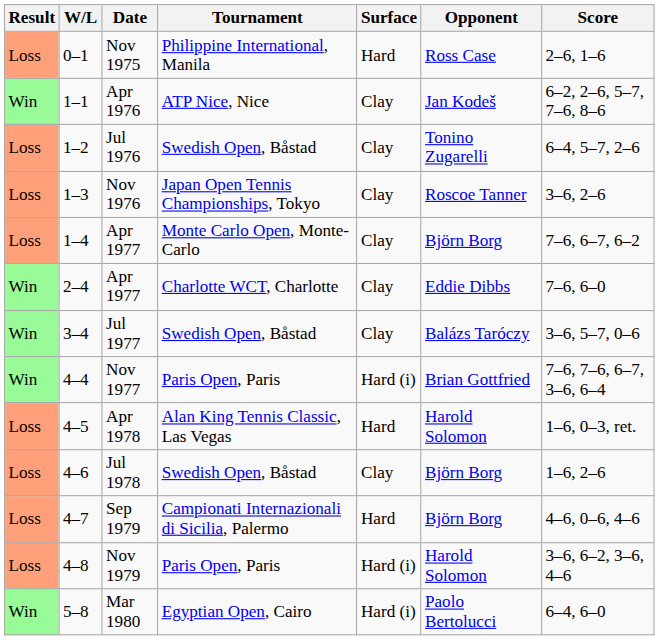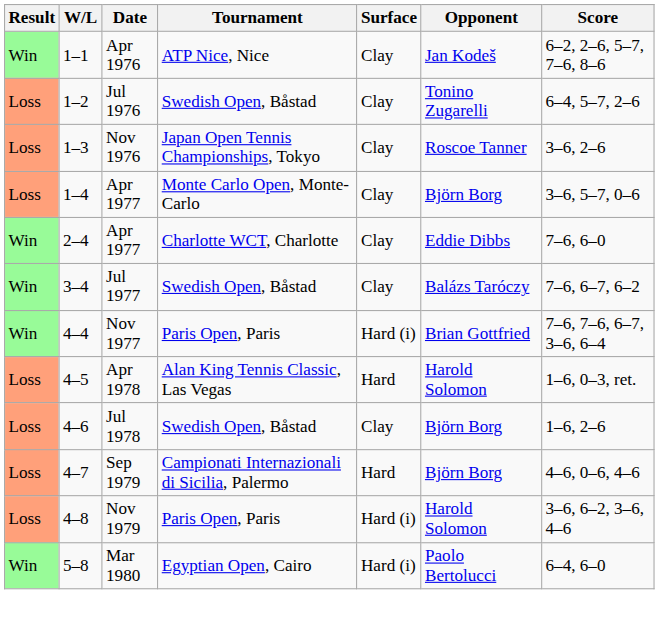- row: (76, 54)
(593, 240) 7–6, 6–7, 6–2 -> (593, 194) 3–6, 5–7, 0–6
(593, 333) 3–6, 5–7, 0–6 -> (593, 286) 7–6, 6–7, 6–2
